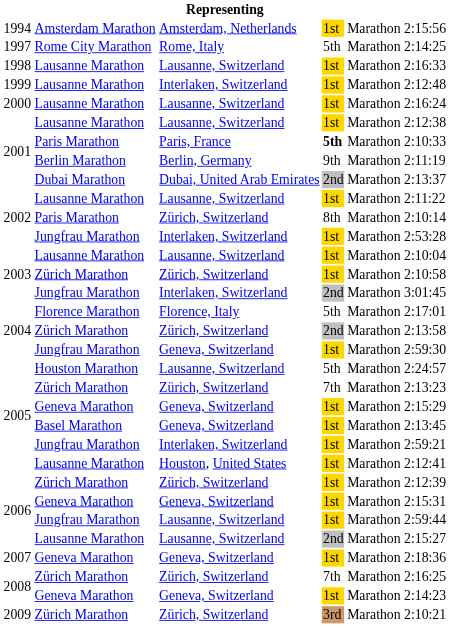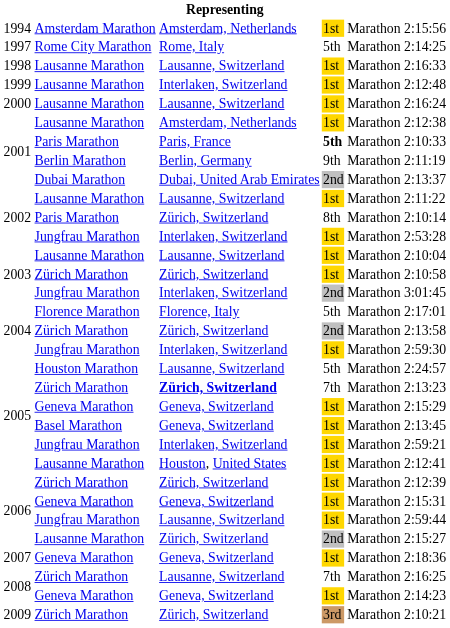(222, 122) Lausanne, Switzerland -> (228, 122) Amsterdam, Netherlands
(216, 349) Geneva, Switzerland -> (223, 349) Interlaken, Switzerland
(214, 387) normal -> (218, 387) bold
(222, 539) Lausanne, Switzerland -> (214, 539) Zürich, Switzerland
(214, 576) Zürich, Switzerland -> (222, 576) Lausanne, Switzerland
